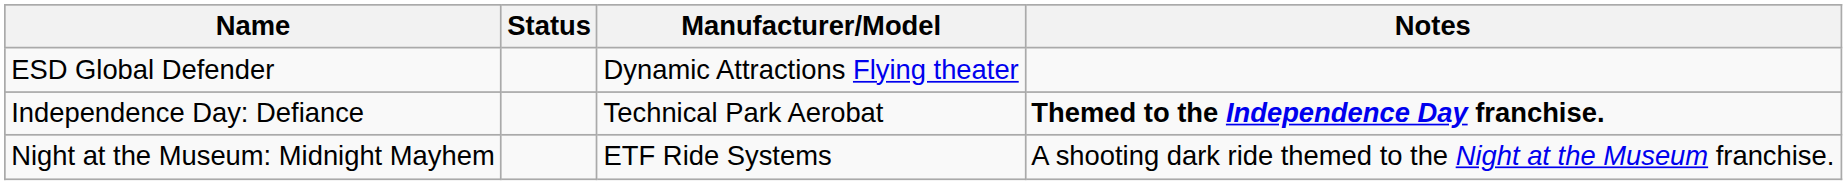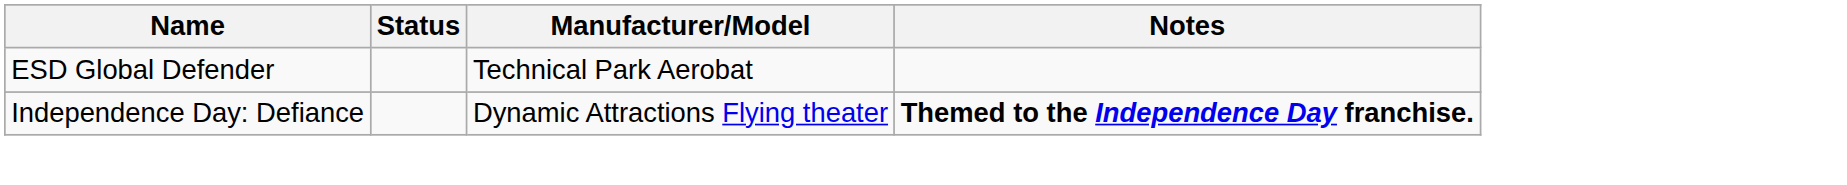(811, 69) Dynamic Attractions Flying theater -> (613, 69) Technical Park Aerobat
(744, 112) Technical Park Aerobat -> (680, 112) Dynamic Attractions Flying theater
- row: (253, 156)
